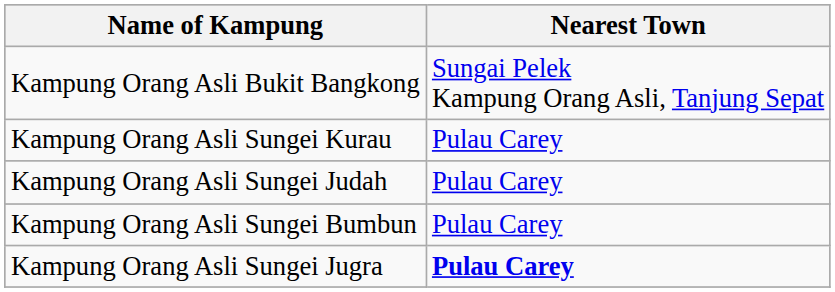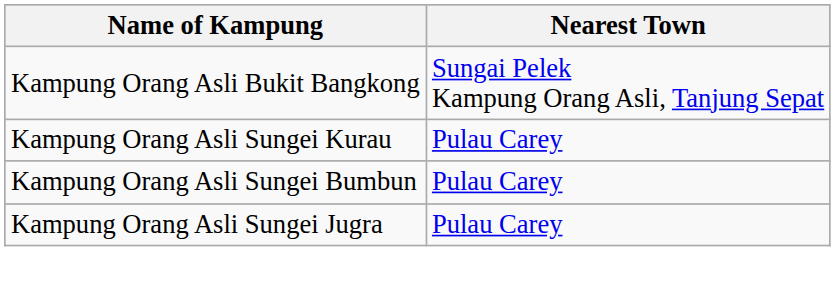- row: (199, 181)
(503, 266) bold -> (497, 223) normal
